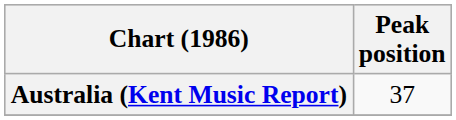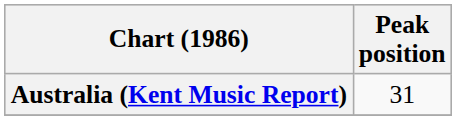(402, 94) 37 -> (402, 94) 31
